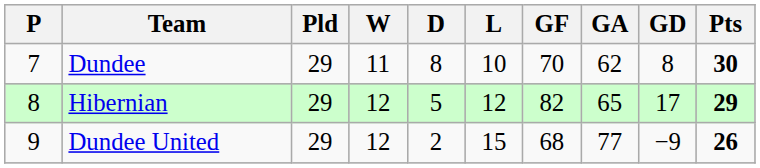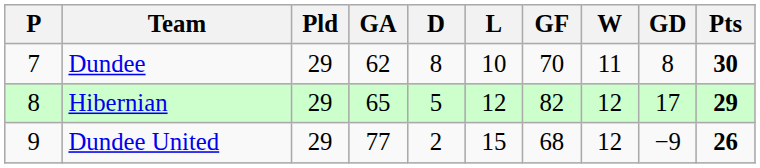columns swapped: (378, 24) <-> (610, 24)
